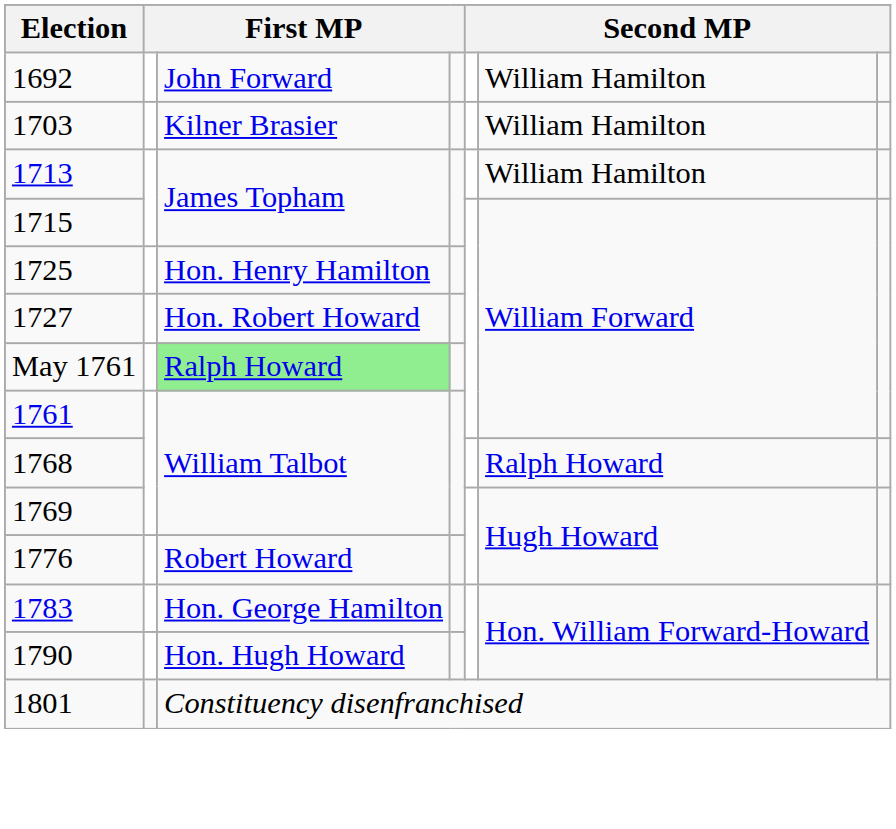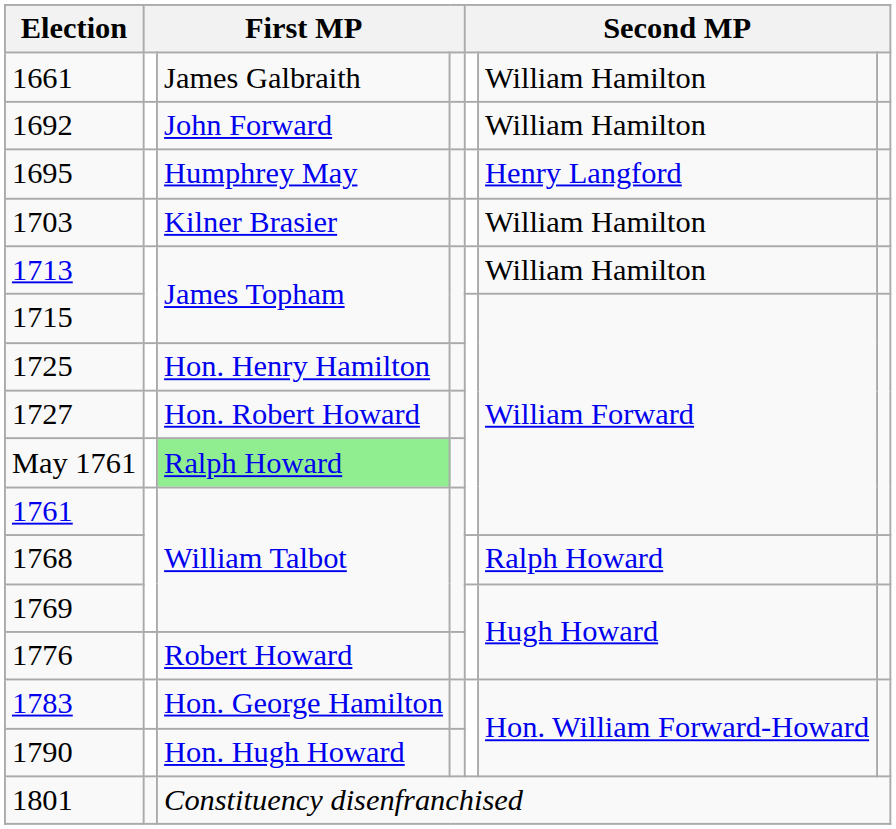+ row: (42, 76)
+ row: (42, 173)
